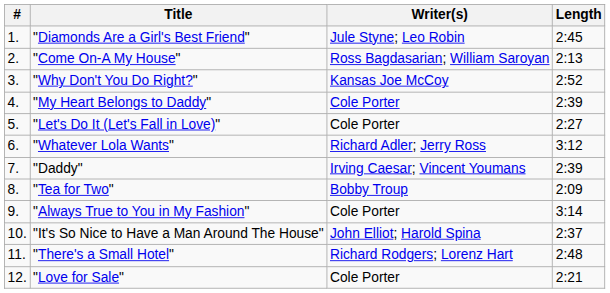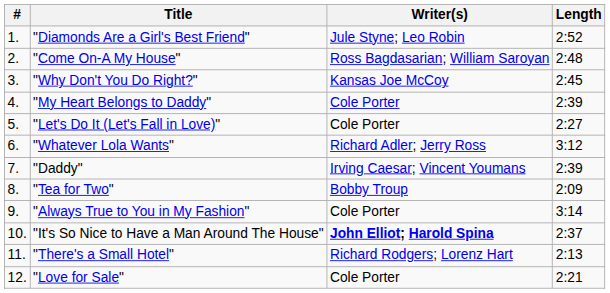(569, 37) 2:45 -> (569, 37) 2:52
(569, 59) 2:13 -> (569, 59) 2:48
(569, 80) 2:52 -> (569, 80) 2:45
(405, 233) normal -> (412, 233) bold
(569, 255) 2:48 -> (569, 255) 2:13
